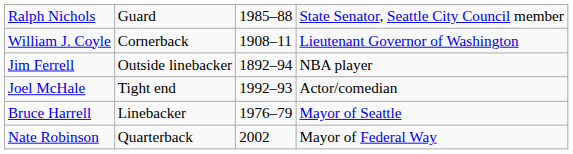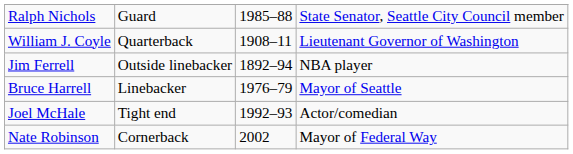(153, 40) Cornerback -> (155, 40) Quarterback
rows swapped: (50, 112) <-> (47, 88)
(155, 137) Quarterback -> (153, 137) Cornerback
